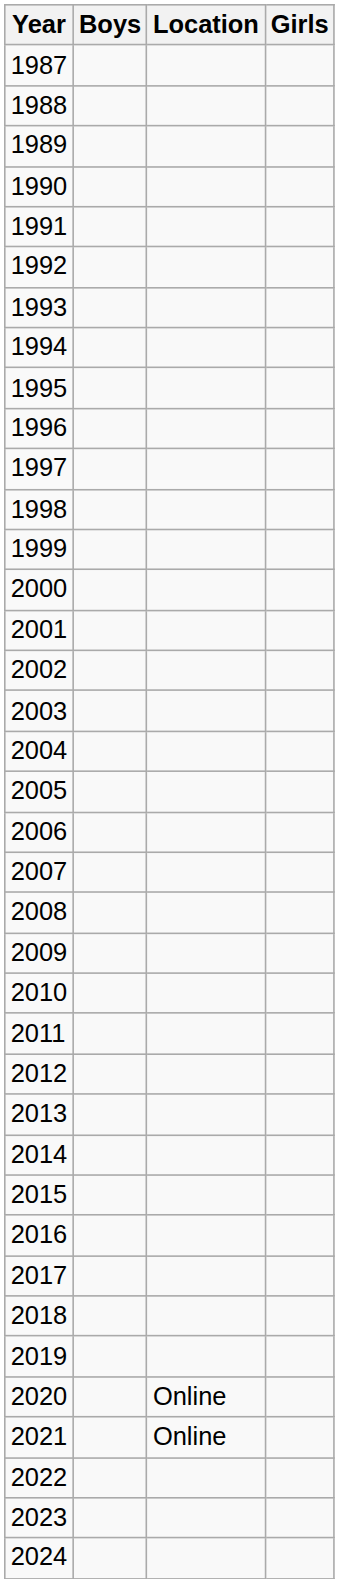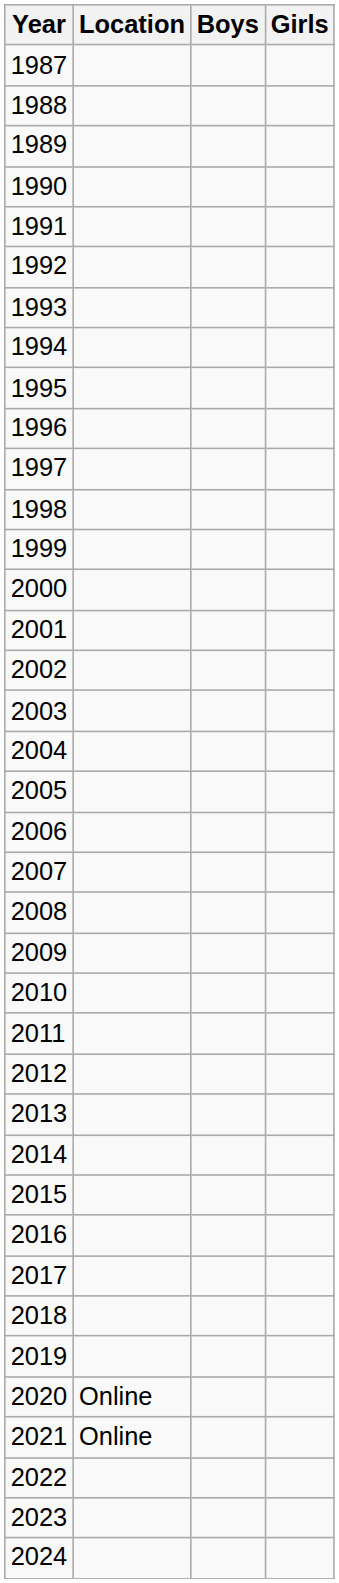columns swapped: (206, 24) <-> (110, 24)
